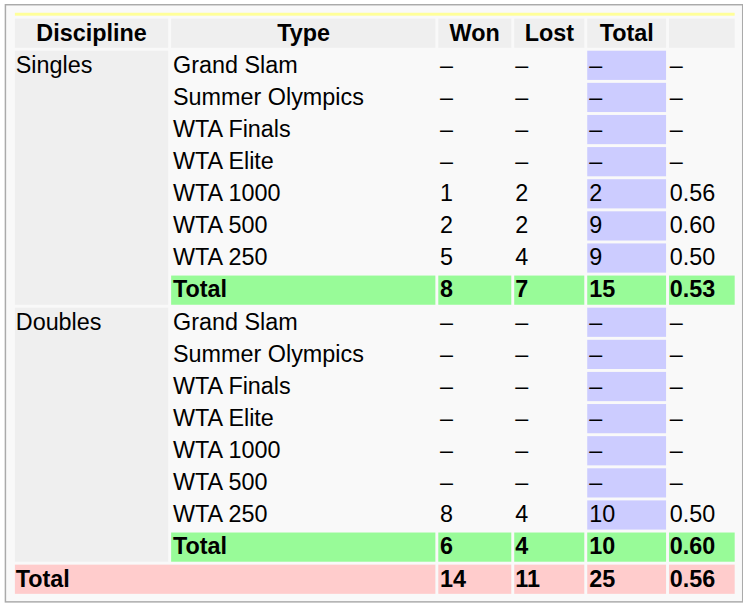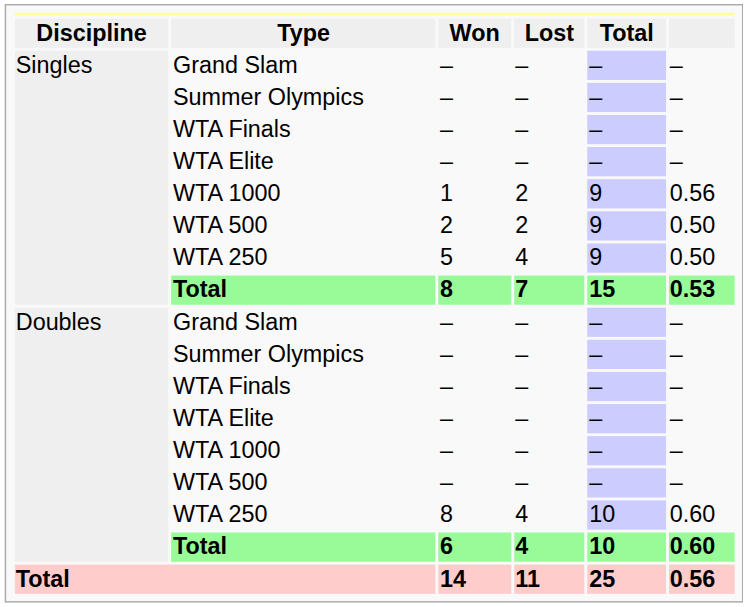(596, 193) 2 -> (596, 193) 9
(693, 225) 0.60 -> (693, 225) 0.50
(693, 515) 0.50 -> (693, 515) 0.60
